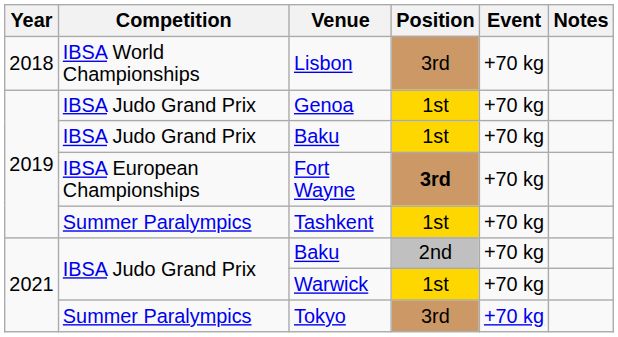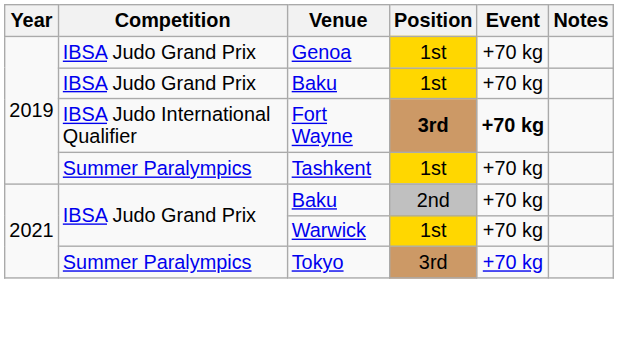- row: (31, 63)
(131, 179) IBSA European Championships -> (167, 126) IBSA Judo International Qualifier
(514, 179) normal -> (513, 126) bold
